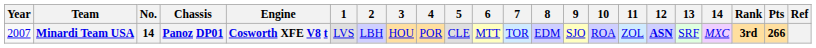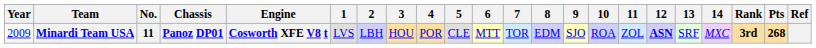(19, 33) 2007 -> (19, 33) 2009
(148, 33) 14 -> (148, 33) 11
(776, 33) 266 -> (776, 33) 268
